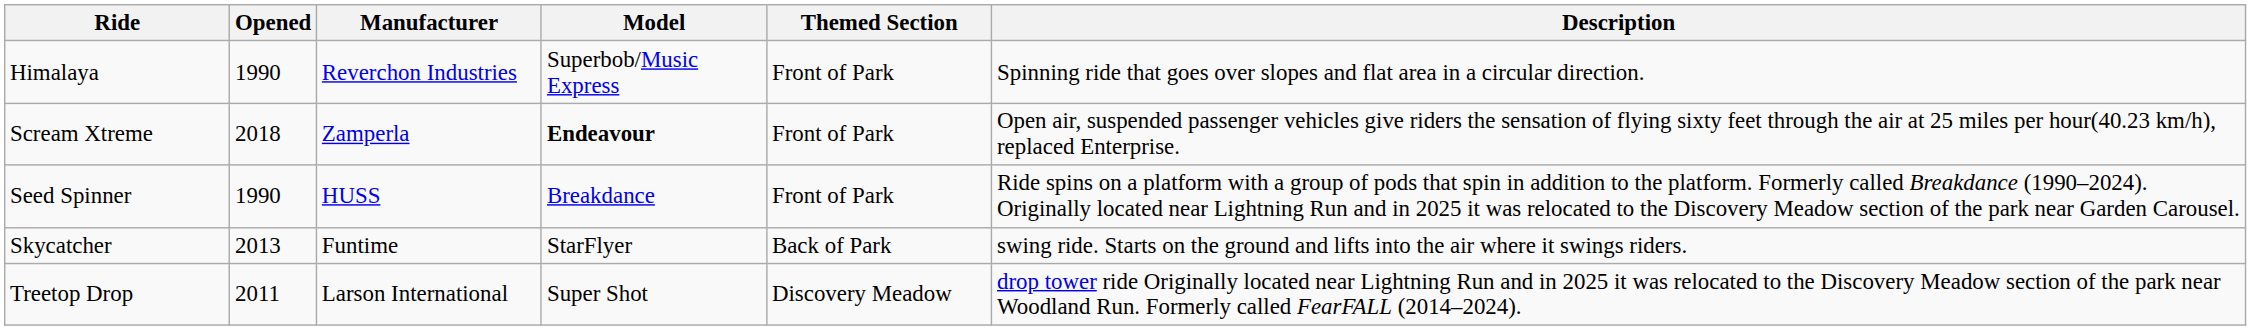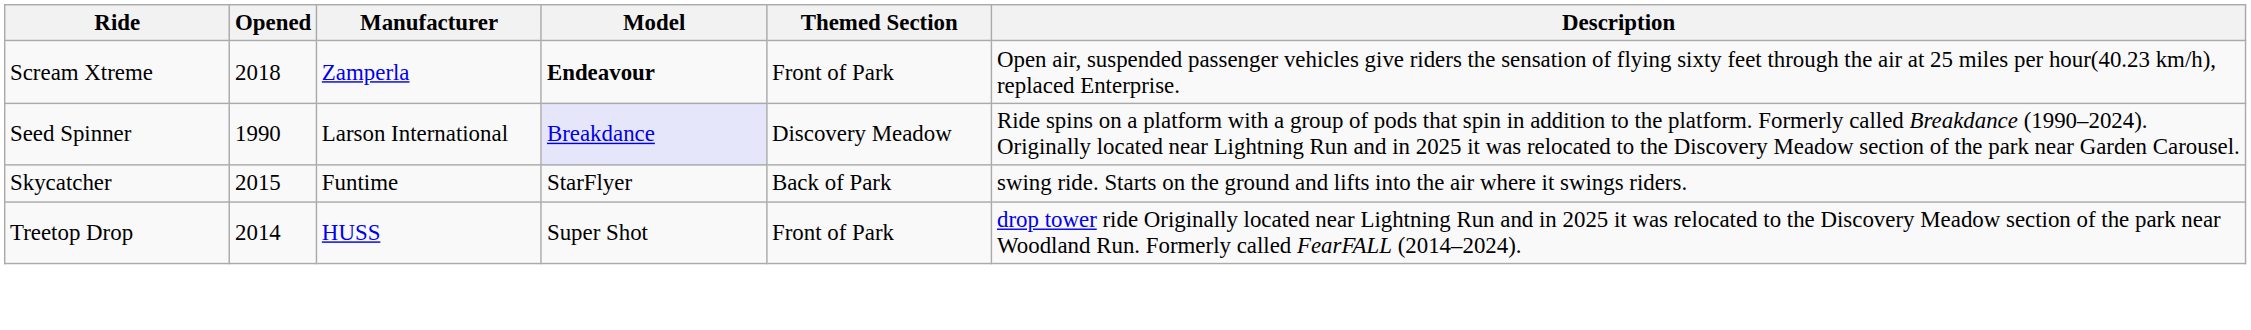- row: (54, 71)
(351, 195) HUSS -> (415, 133) Larson International
(601, 195) no background -> (601, 133) lavender background
(833, 195) Front of Park -> (862, 133) Discovery Meadow
(258, 245) 2013 -> (258, 182) 2015
(257, 294) 2011 -> (258, 232) 2014
(415, 294) Larson International -> (351, 232) HUSS
(862, 294) Discovery Meadow -> (833, 232) Front of Park
